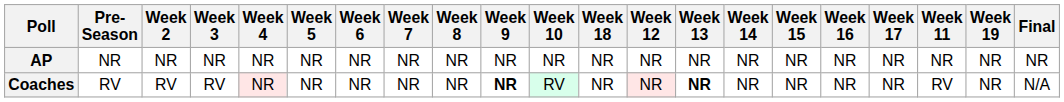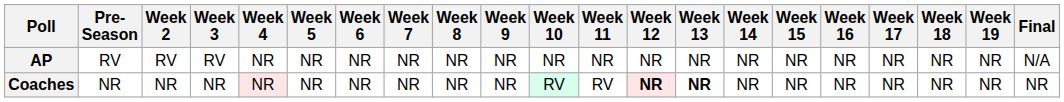columns swapped: (942, 26) <-> (603, 26)
(110, 60) NR -> (110, 60) RV
(166, 60) NR -> (166, 60) RV
(214, 60) NR -> (214, 60) RV
(1037, 60) NR -> (1037, 60) N/A
(110, 85) RV -> (110, 85) NR
(166, 85) RV -> (166, 85) NR
(214, 85) RV -> (214, 85) NR
(505, 85) bold -> (505, 85) normal
(651, 85) normal -> (651, 85) bold
(1037, 85) N/A -> (1037, 85) NR
